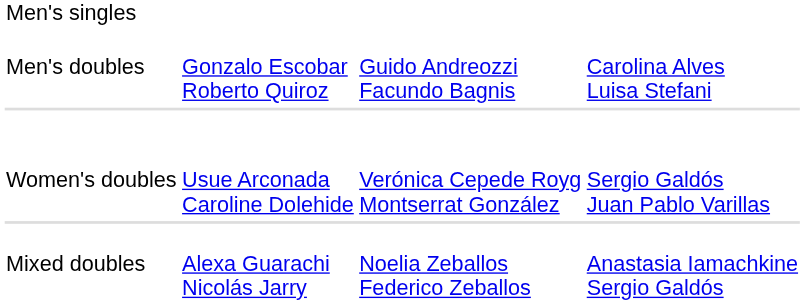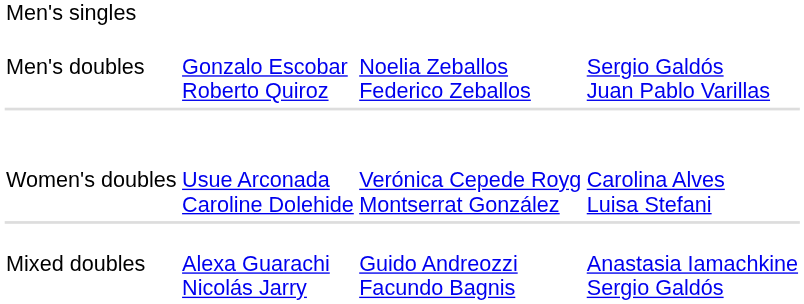(438, 79) Guido Andreozzi Facundo Bagnis -> (445, 79) Noelia Zeballos Federico Zeballos
(656, 79) Carolina Alves Luisa Stefani -> (678, 79) Sergio Galdós Juan Pablo Varillas
(678, 192) Sergio Galdós Juan Pablo Varillas -> (656, 192) Carolina Alves Luisa Stefani
(445, 276) Noelia Zeballos Federico Zeballos -> (438, 276) Guido Andreozzi Facundo Bagnis
